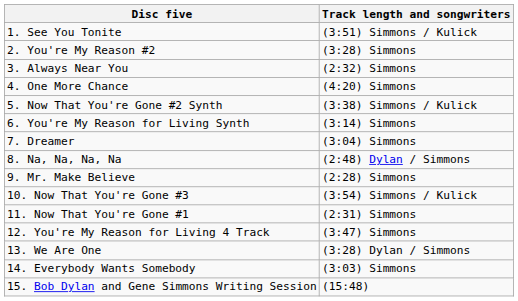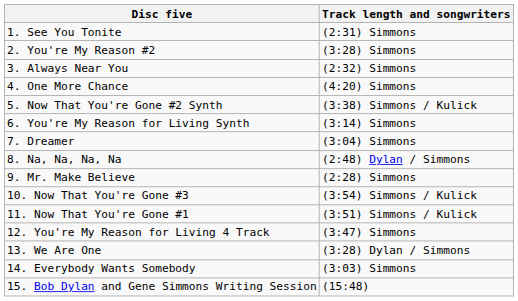(399, 32) (3:51) Simmons / Kulick -> (369, 32) (2:31) Simmons
(369, 214) (2:31) Simmons -> (399, 214) (3:51) Simmons / Kulick
